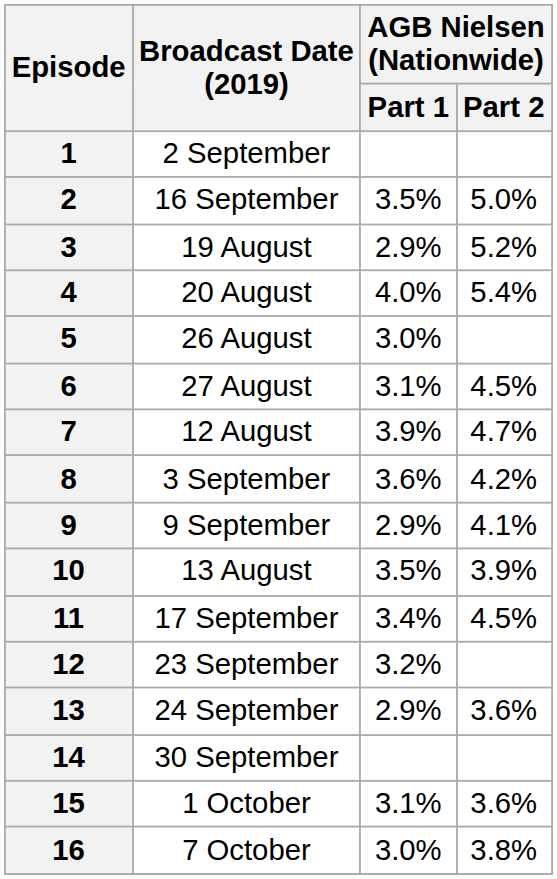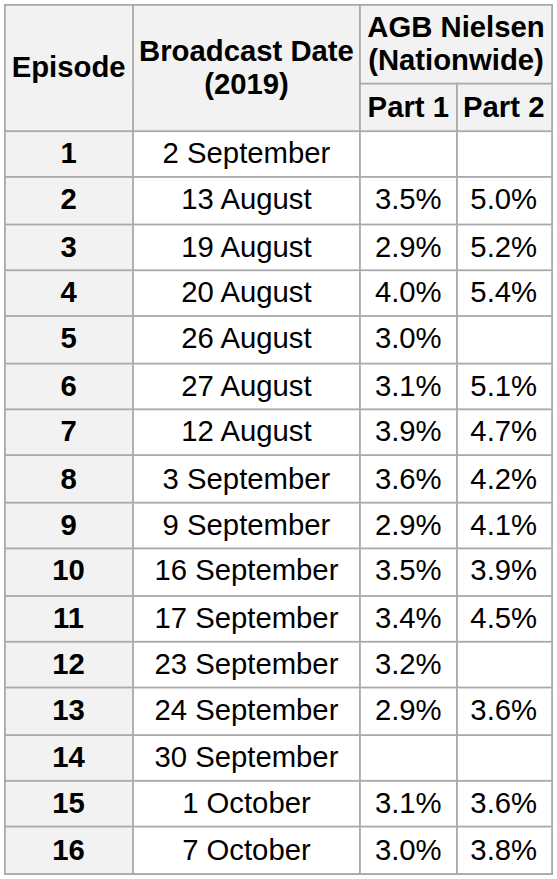(246, 199) 16 September -> (246, 199) 13 August
(504, 385) 4.5% -> (504, 385) 5.1%
(246, 571) 13 August -> (246, 571) 16 September
